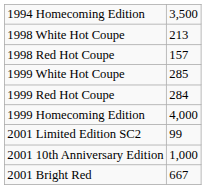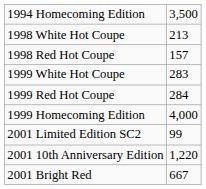(179, 74) 285 -> (179, 74) 283
(184, 154) 1,000 -> (184, 154) 1,220
